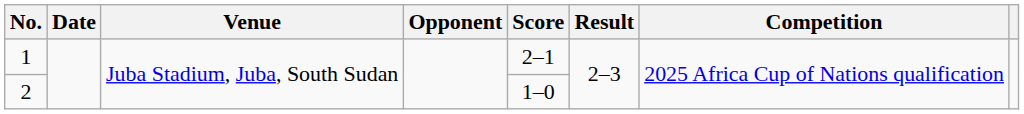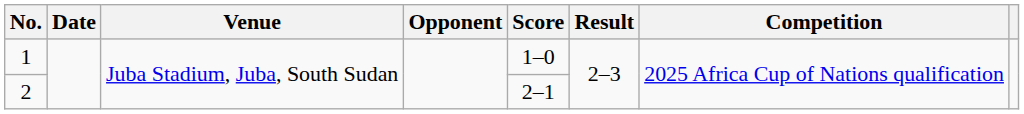(538, 56) 2–1 -> (538, 56) 1–0
(538, 91) 1–0 -> (538, 91) 2–1
